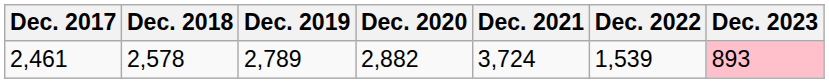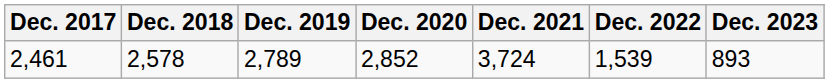(390, 59) 2,882 -> (390, 59) 2,852
(731, 59) pink background -> (731, 59) no background
